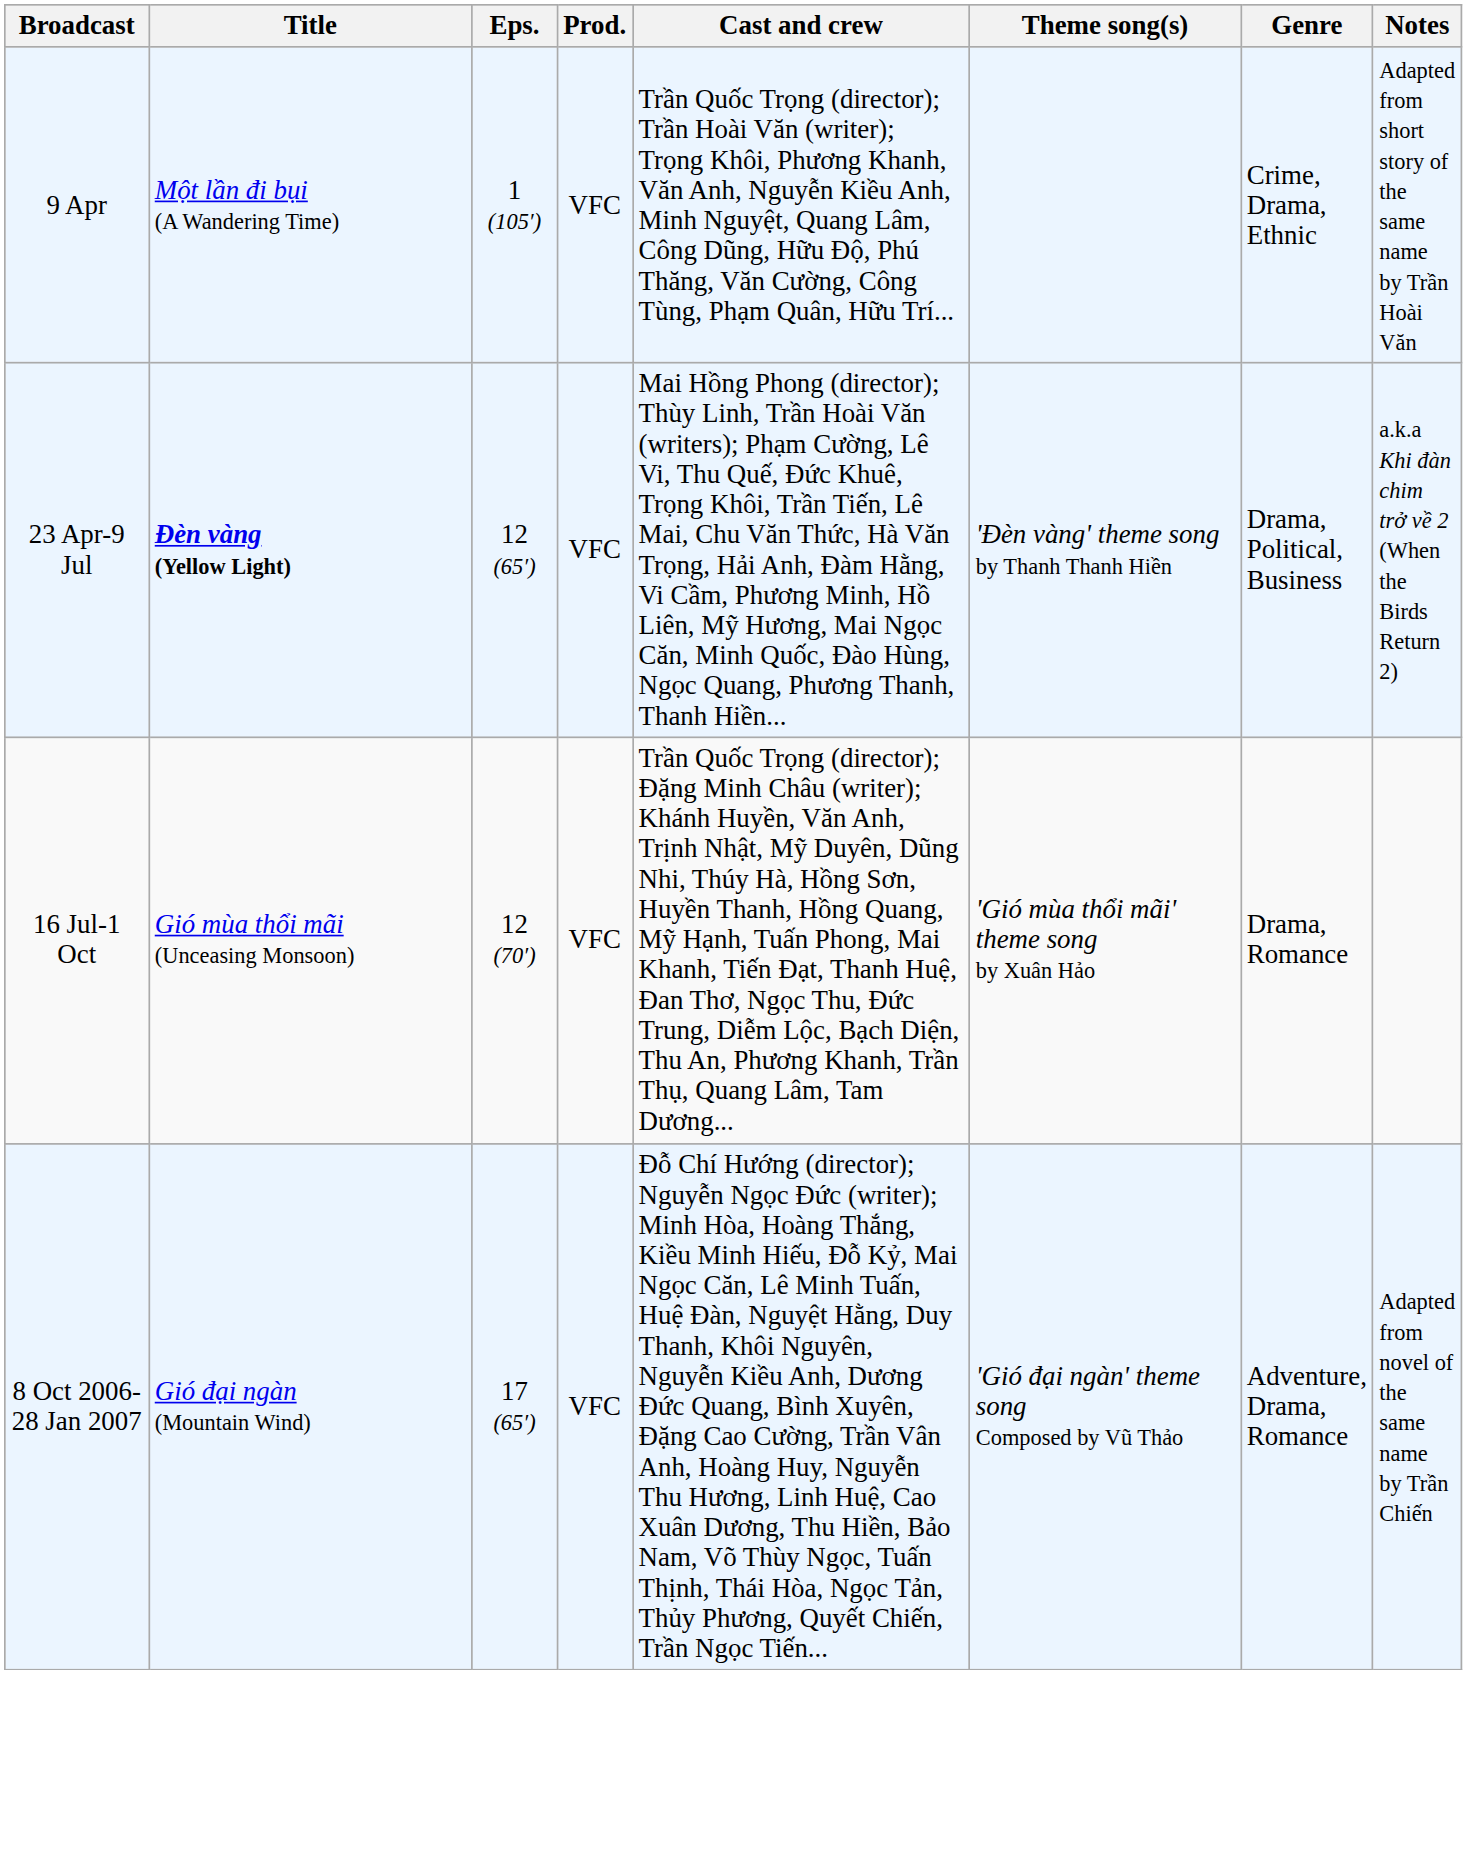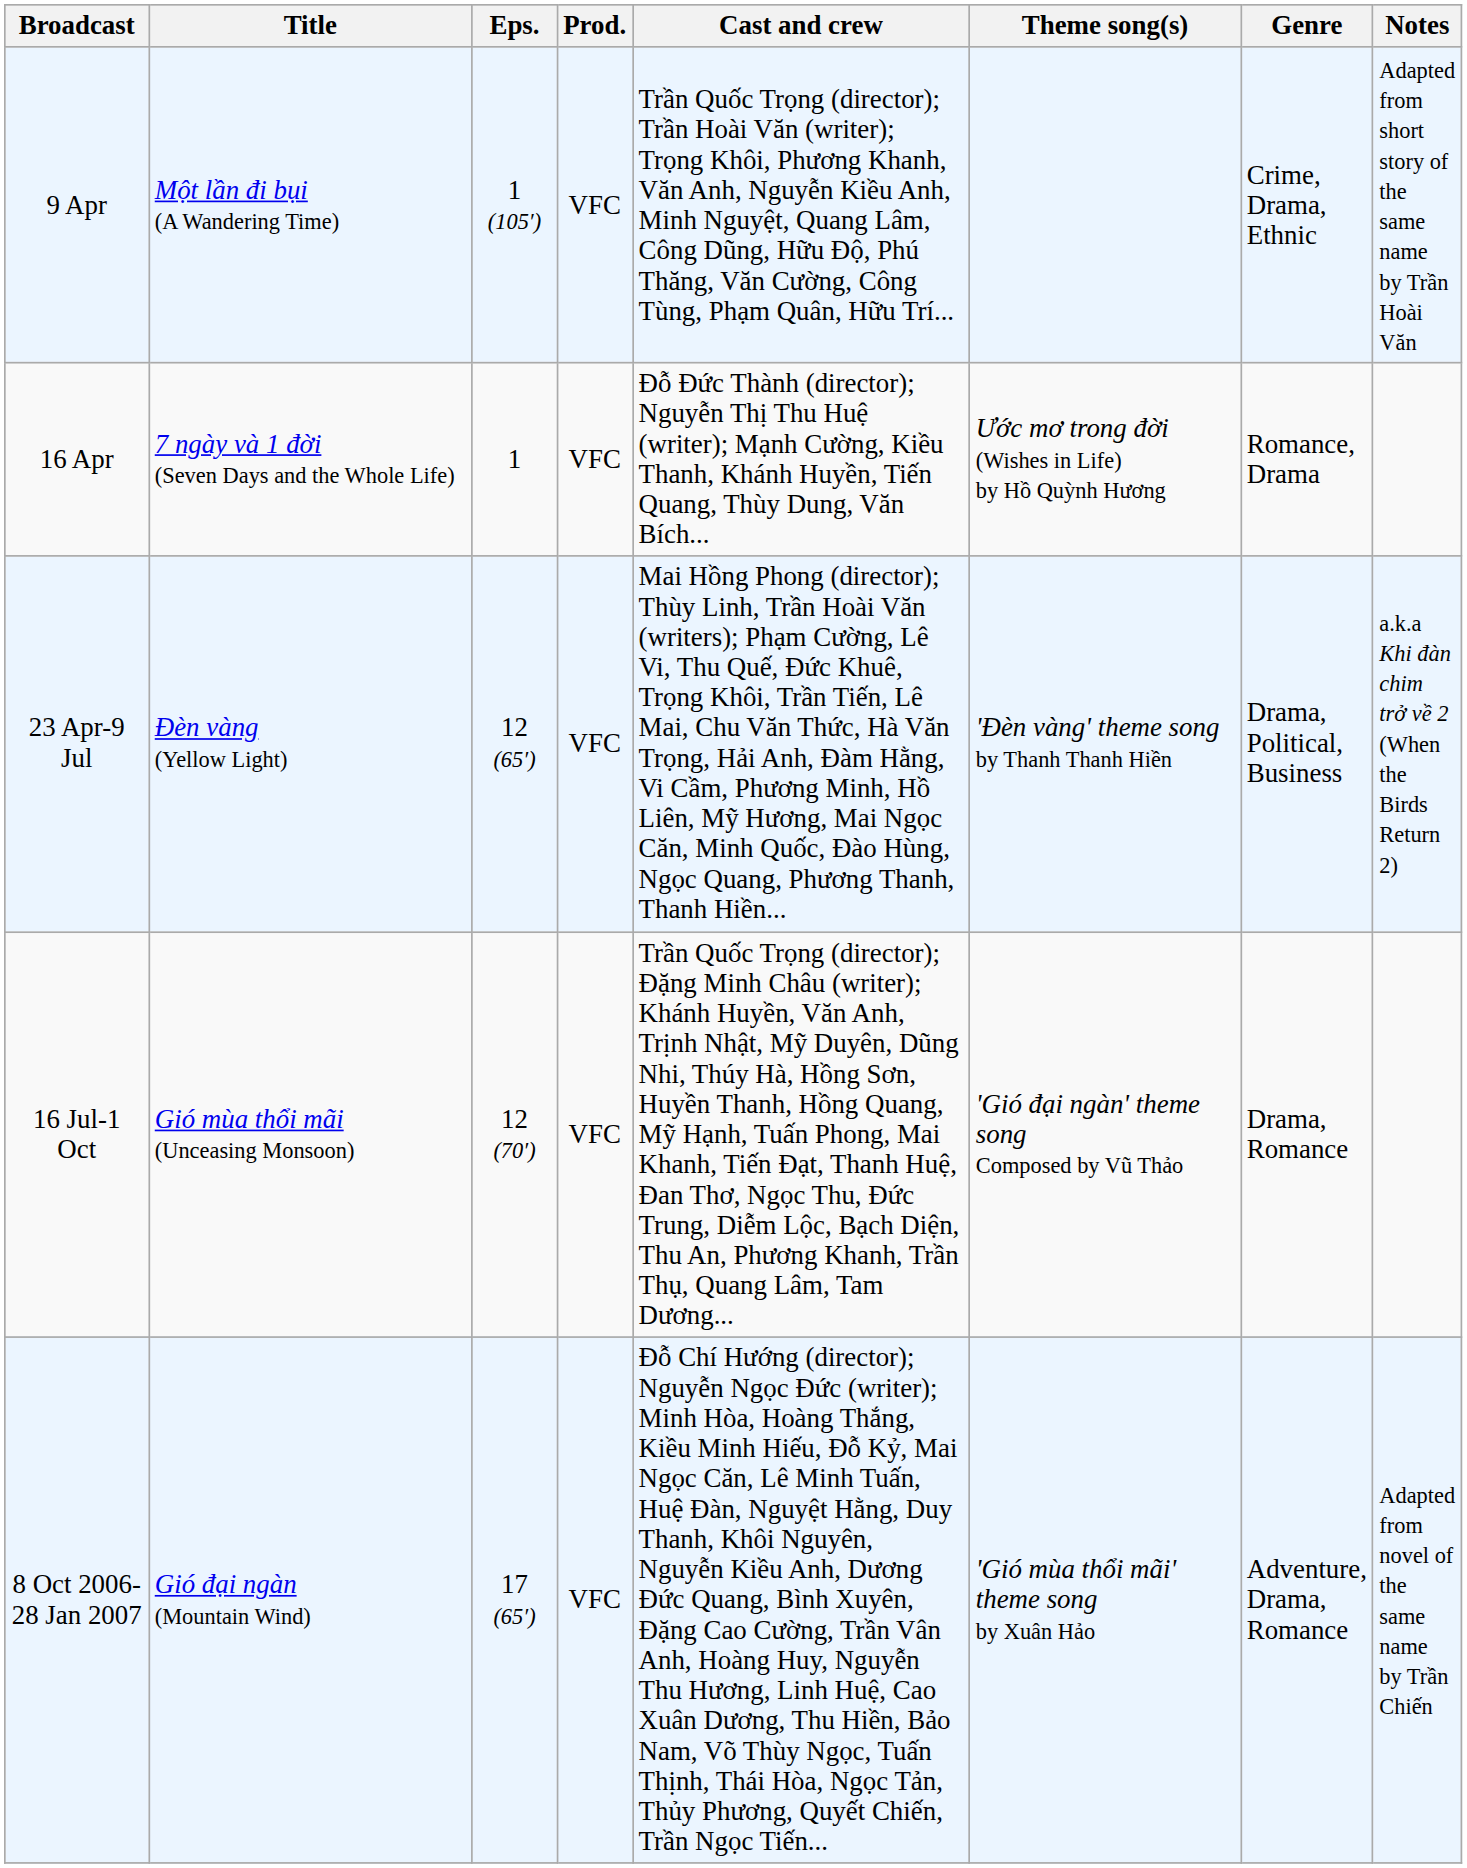+ row: (77, 458)
(223, 549) bold -> (221, 743) normal
(1076, 939) 'Gió mùa thổi mãi' theme song by Xuân Hảo -> (1088, 1133) 'Gió đại ngàn' theme song Composed by Vũ Thảo
(1088, 1405) 'Gió đại ngàn' theme song Composed by Vũ Thảo -> (1076, 1599) 'Gió mùa thổi mãi' theme song by Xuân Hảo
